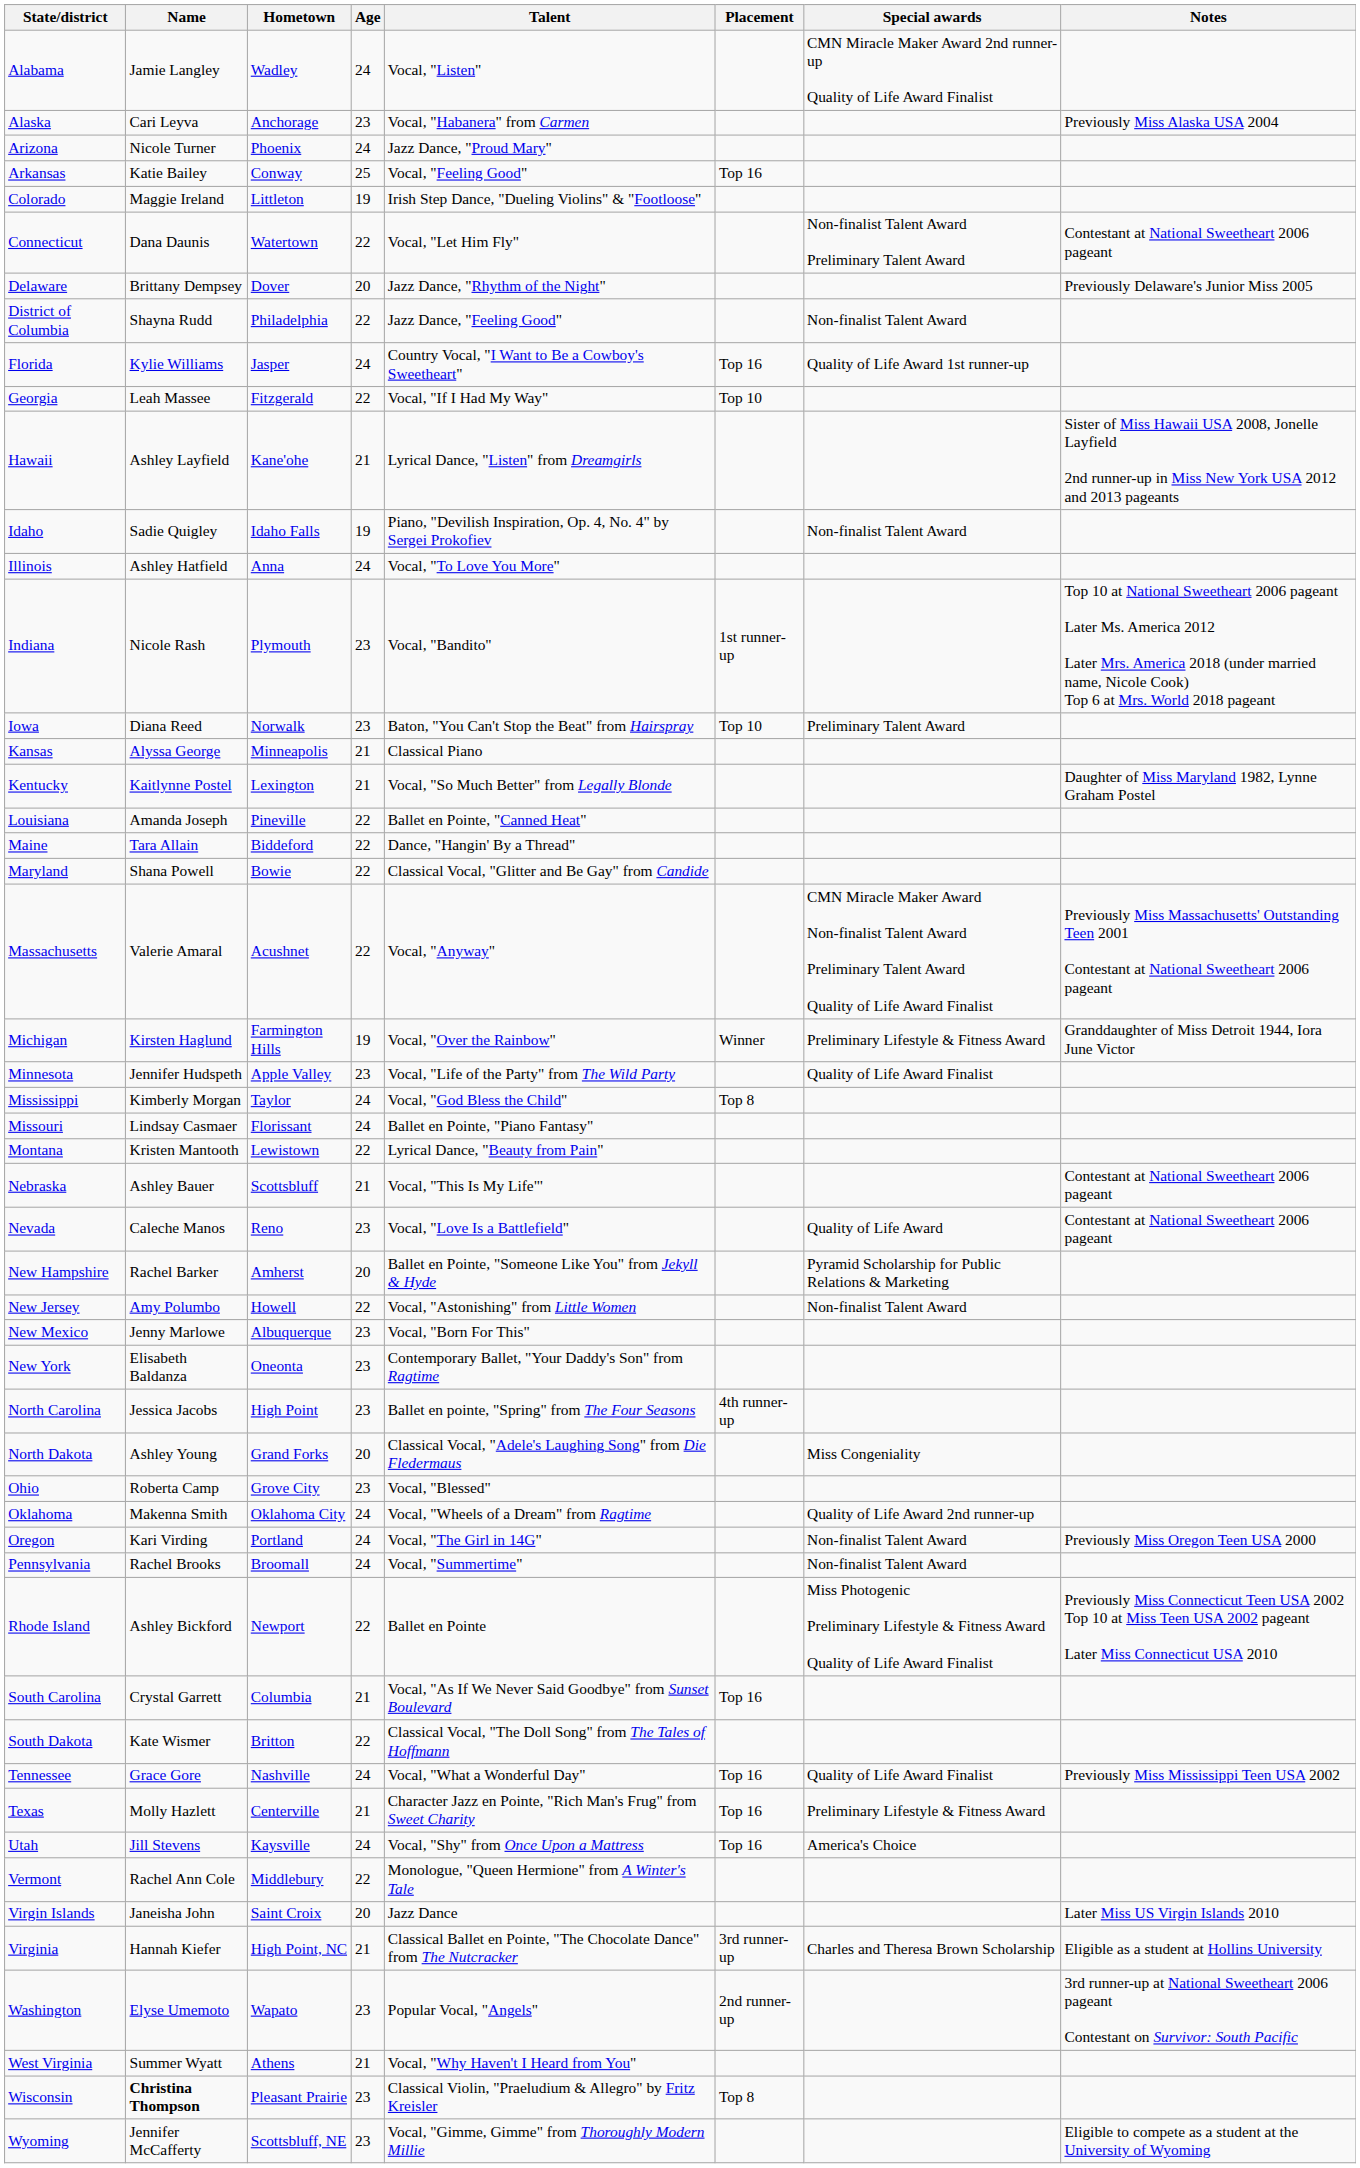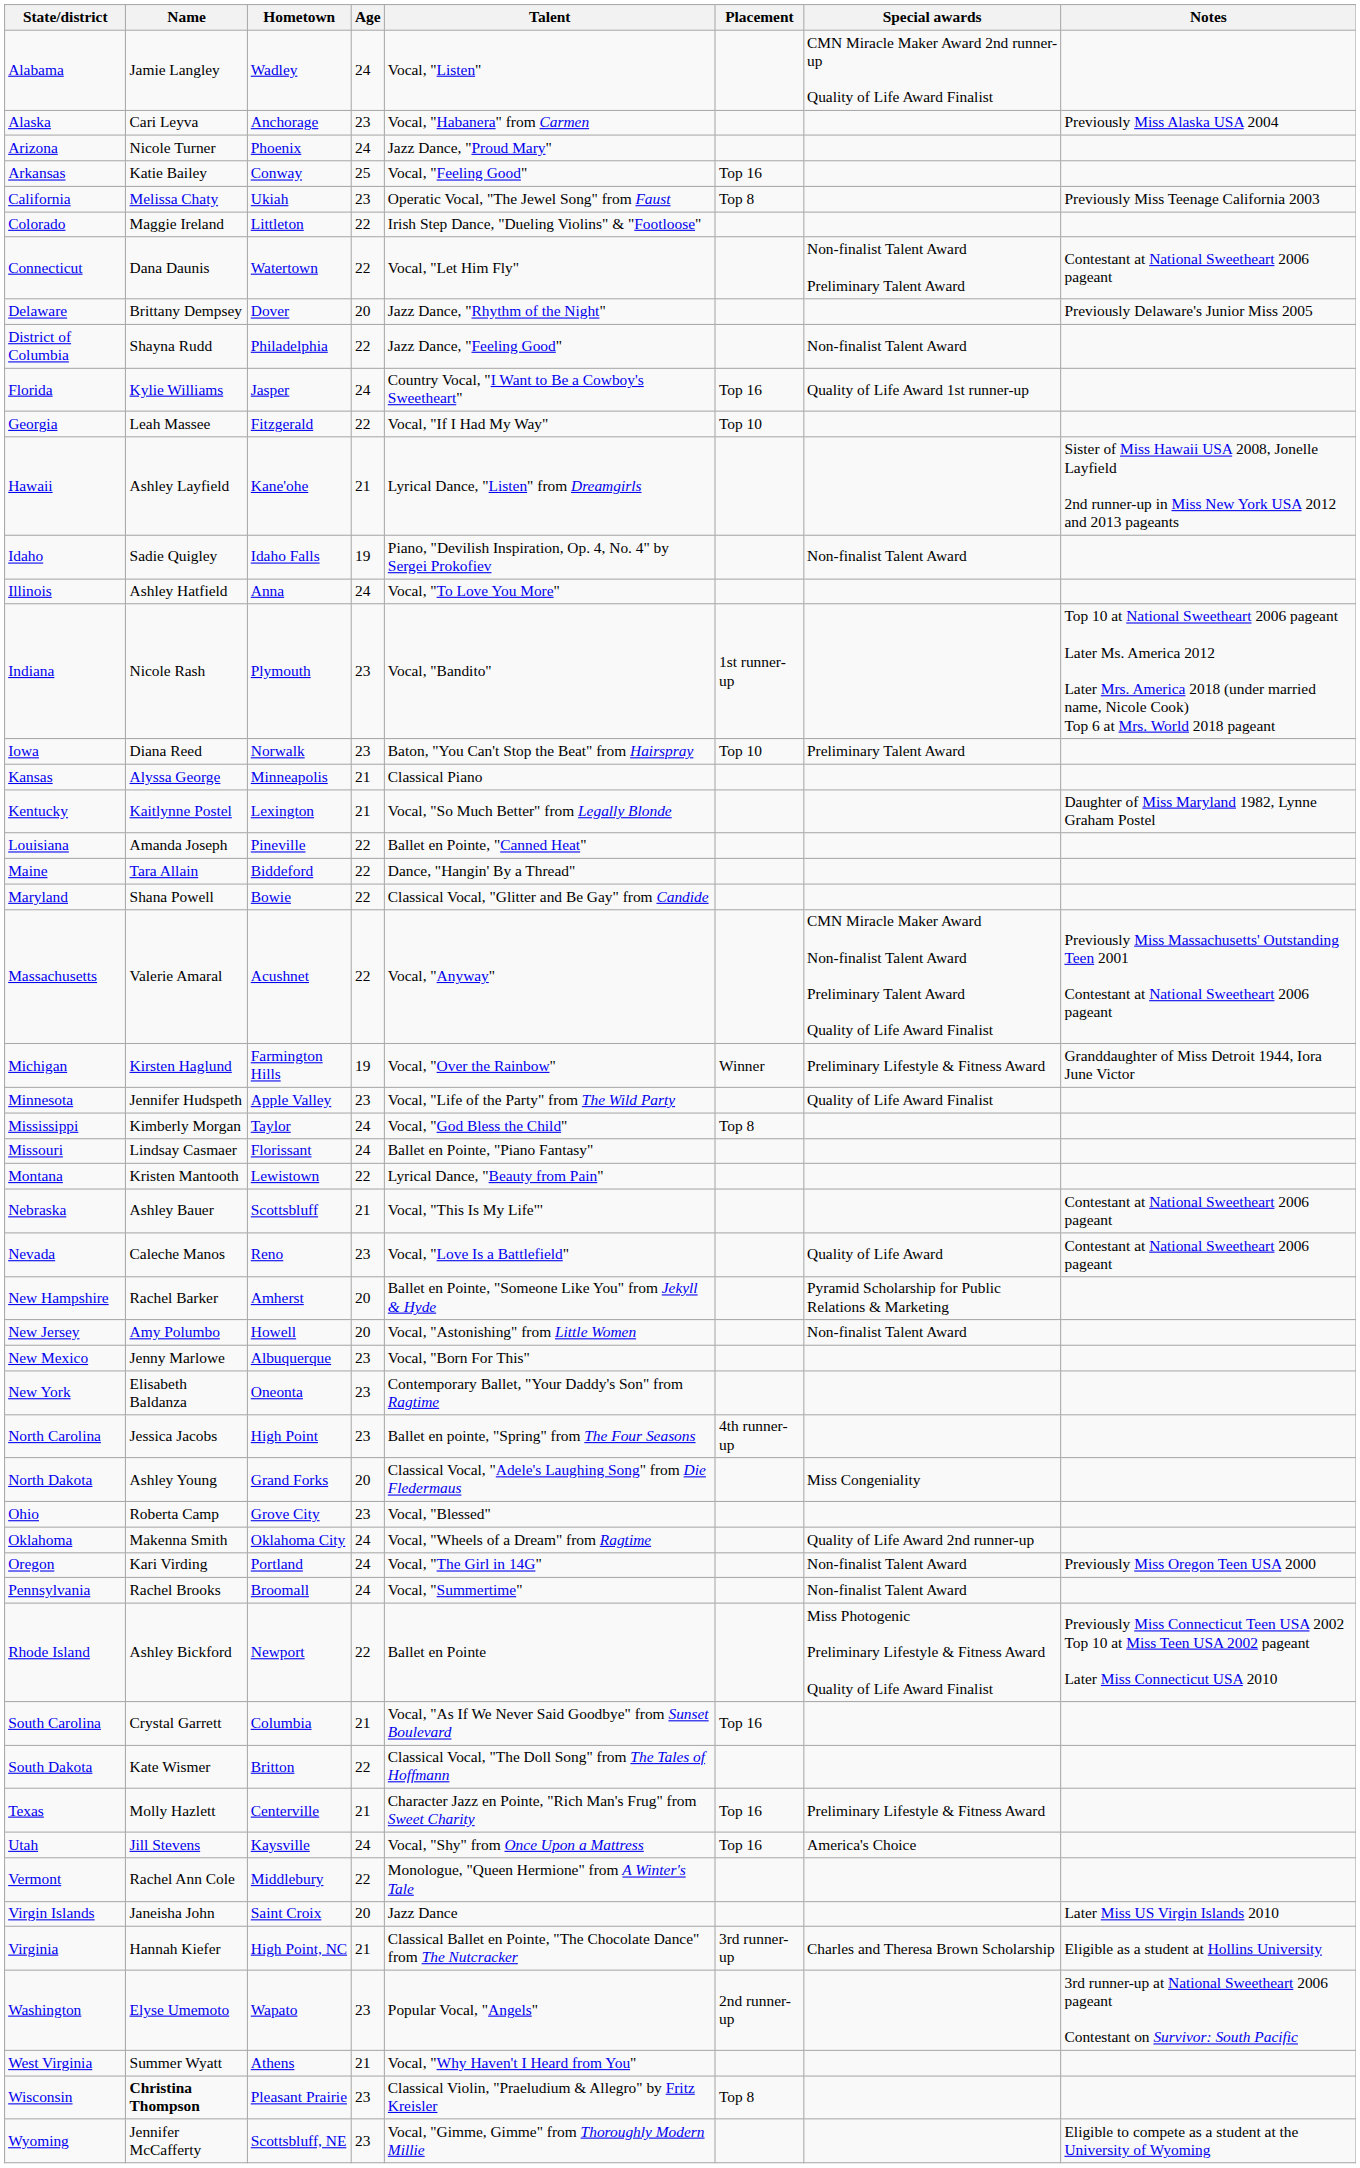+ row: (39, 199)
(363, 199) 19 -> (363, 224) 22
(363, 1307) 22 -> (363, 1332) 20
- row: (40, 1776)
